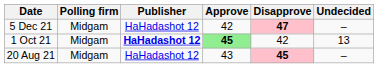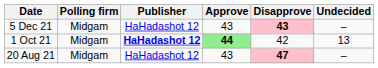(227, 26) 42 -> (227, 26) 43
(283, 26) 47 -> (283, 26) 43
(227, 41) 45 -> (227, 41) 44
(283, 56) 45 -> (283, 56) 47
